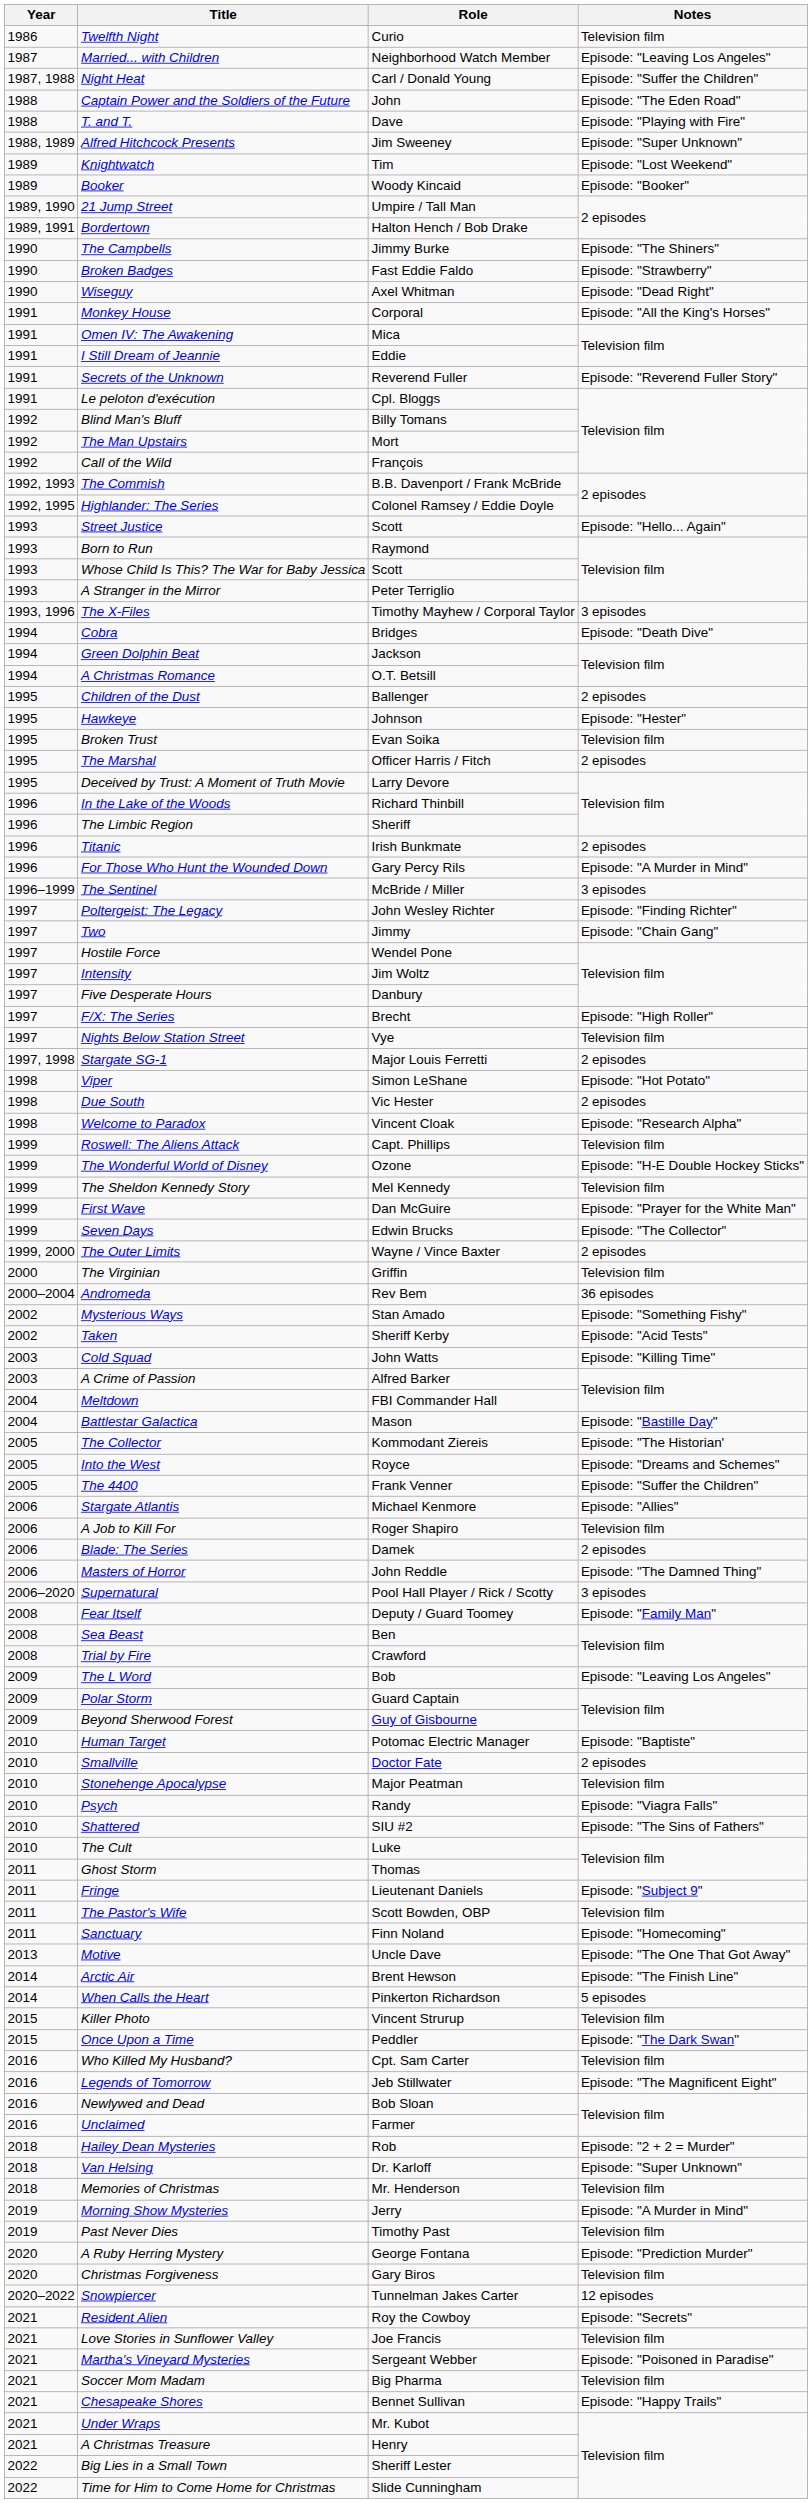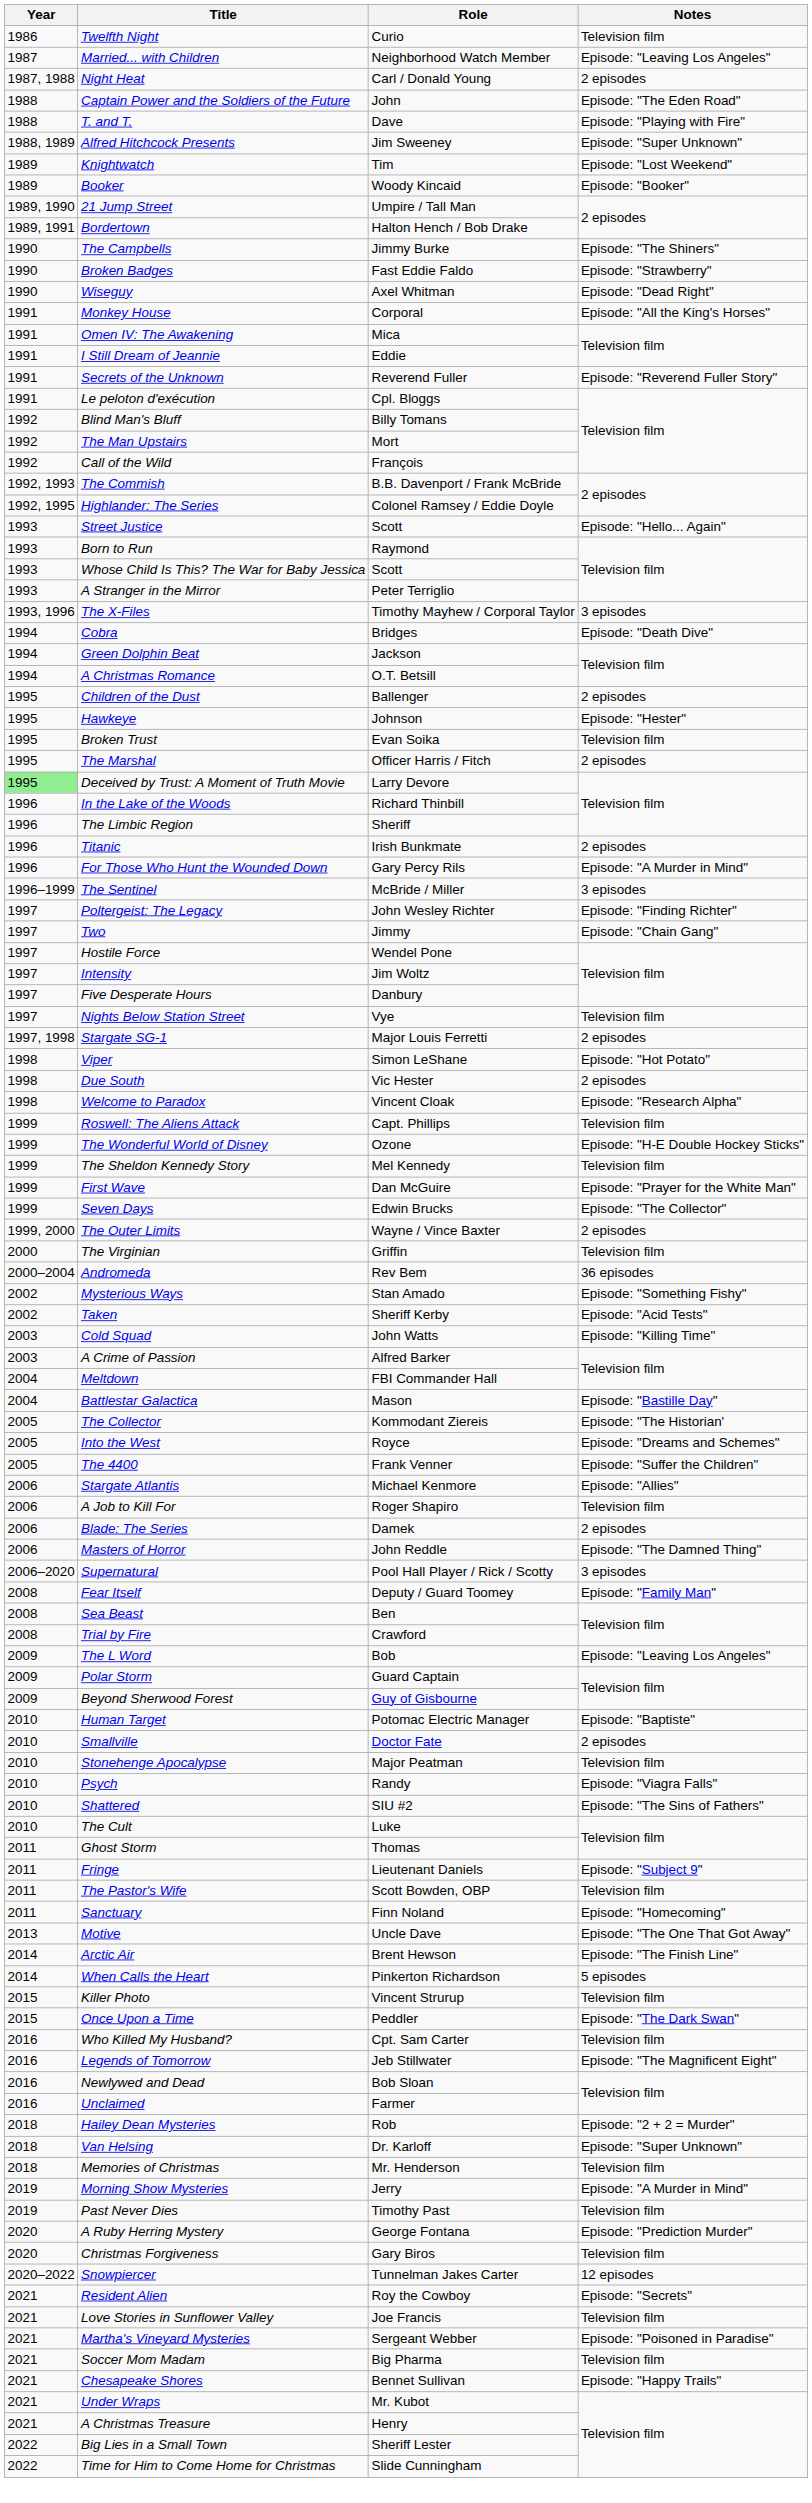(670, 79) Episode: "Suffer the Children" -> (613, 79) 2 episodes
(22, 782) no background -> (22, 782) lightgreen background
- row: (128, 1016)
